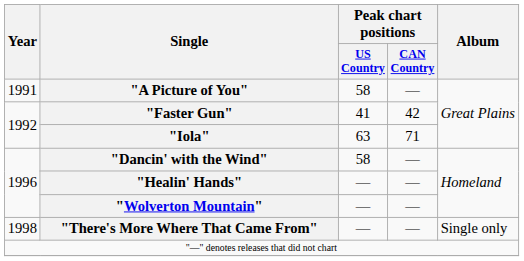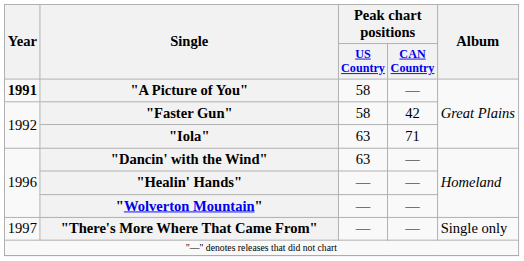(22, 90) normal -> (22, 90) bold
(363, 113) 41 -> (363, 113) 58
(363, 159) 58 -> (363, 159) 63
(22, 228) 1998 -> (22, 228) 1997
